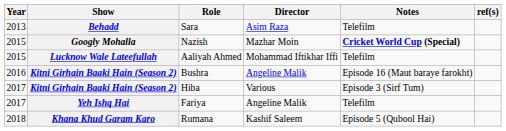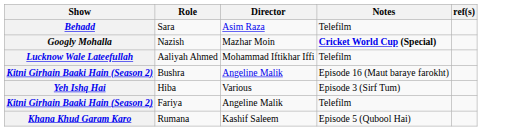- column: (16, 12)
(103, 88) Kitni Girhain Baaki Hain (Season 2) -> (80, 88) Yeh Ishq Hai
(103, 103) Yeh Ishq Hai -> (80, 103) Kitni Girhain Baaki Hain (Season 2)
